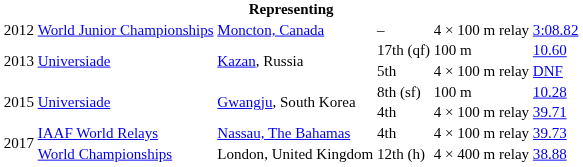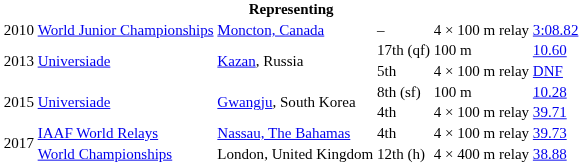(19, 29) 2012 -> (19, 29) 2010
